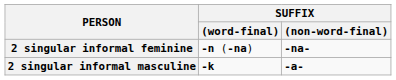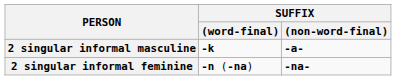rows swapped: (102, 66) <-> (102, 48)
